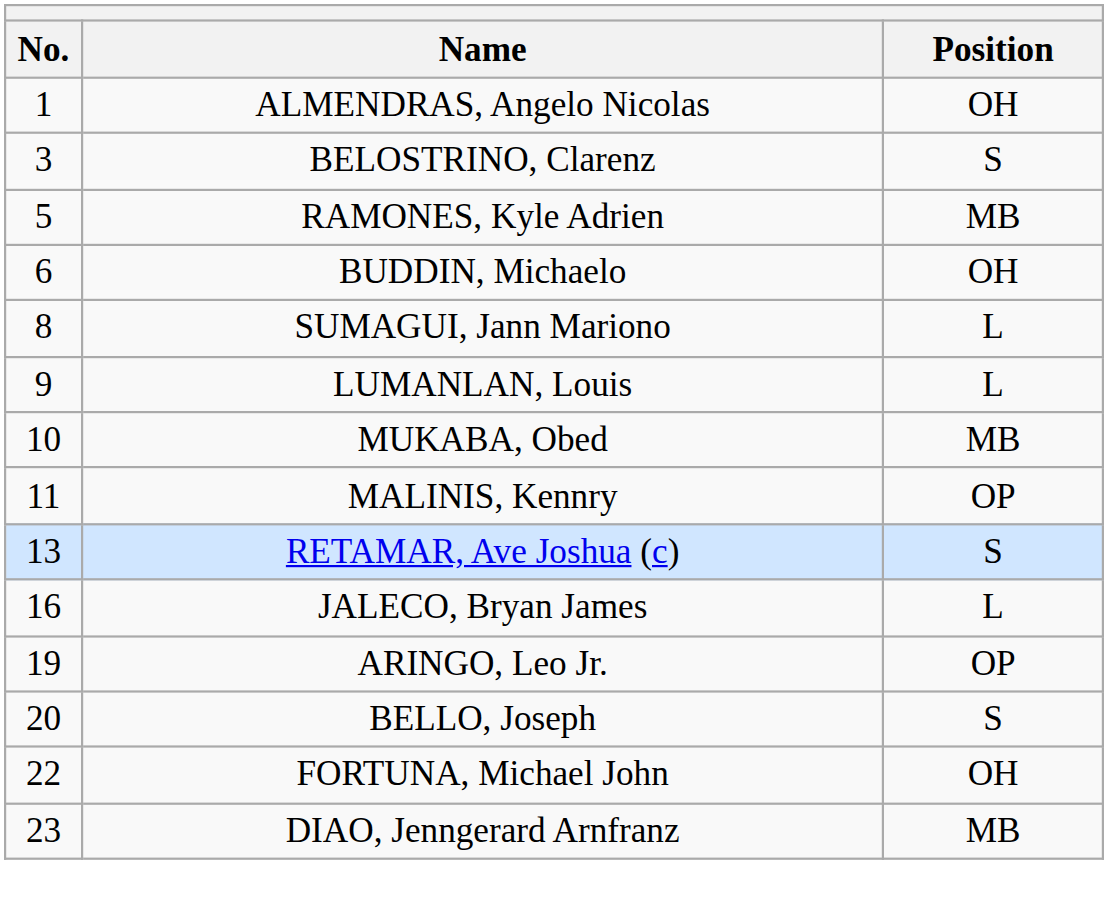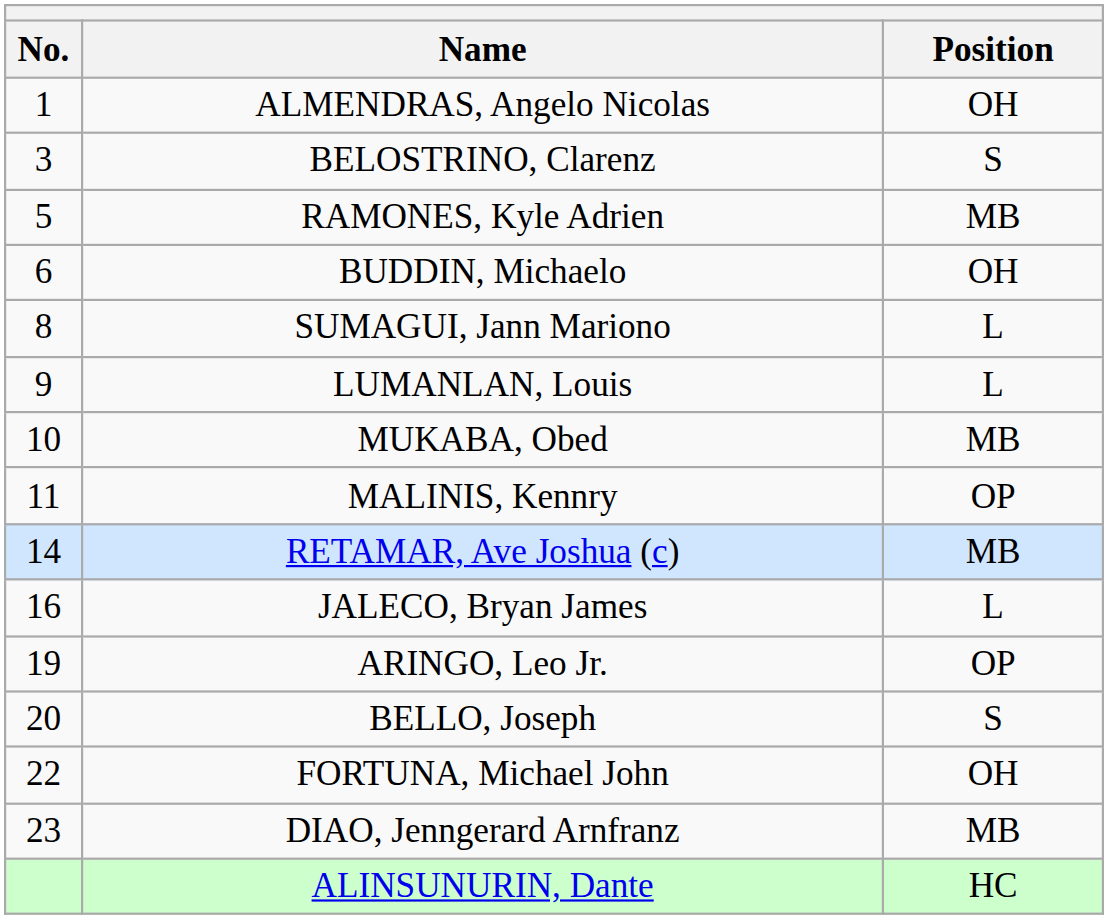(43, 551) 13 -> (43, 551) 14
(993, 551) S -> (993, 551) MB
+ row: (483, 886)
